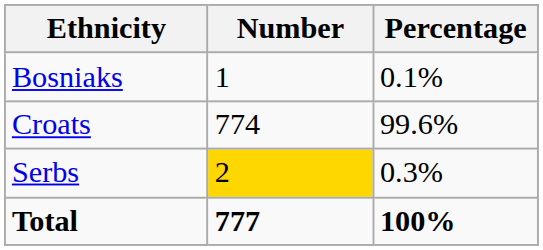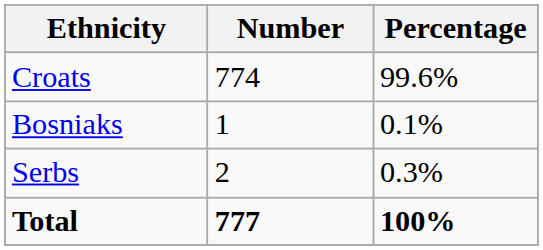rows swapped: (51, 124) <-> (67, 76)
(222, 172) gold background -> (222, 172) no background
